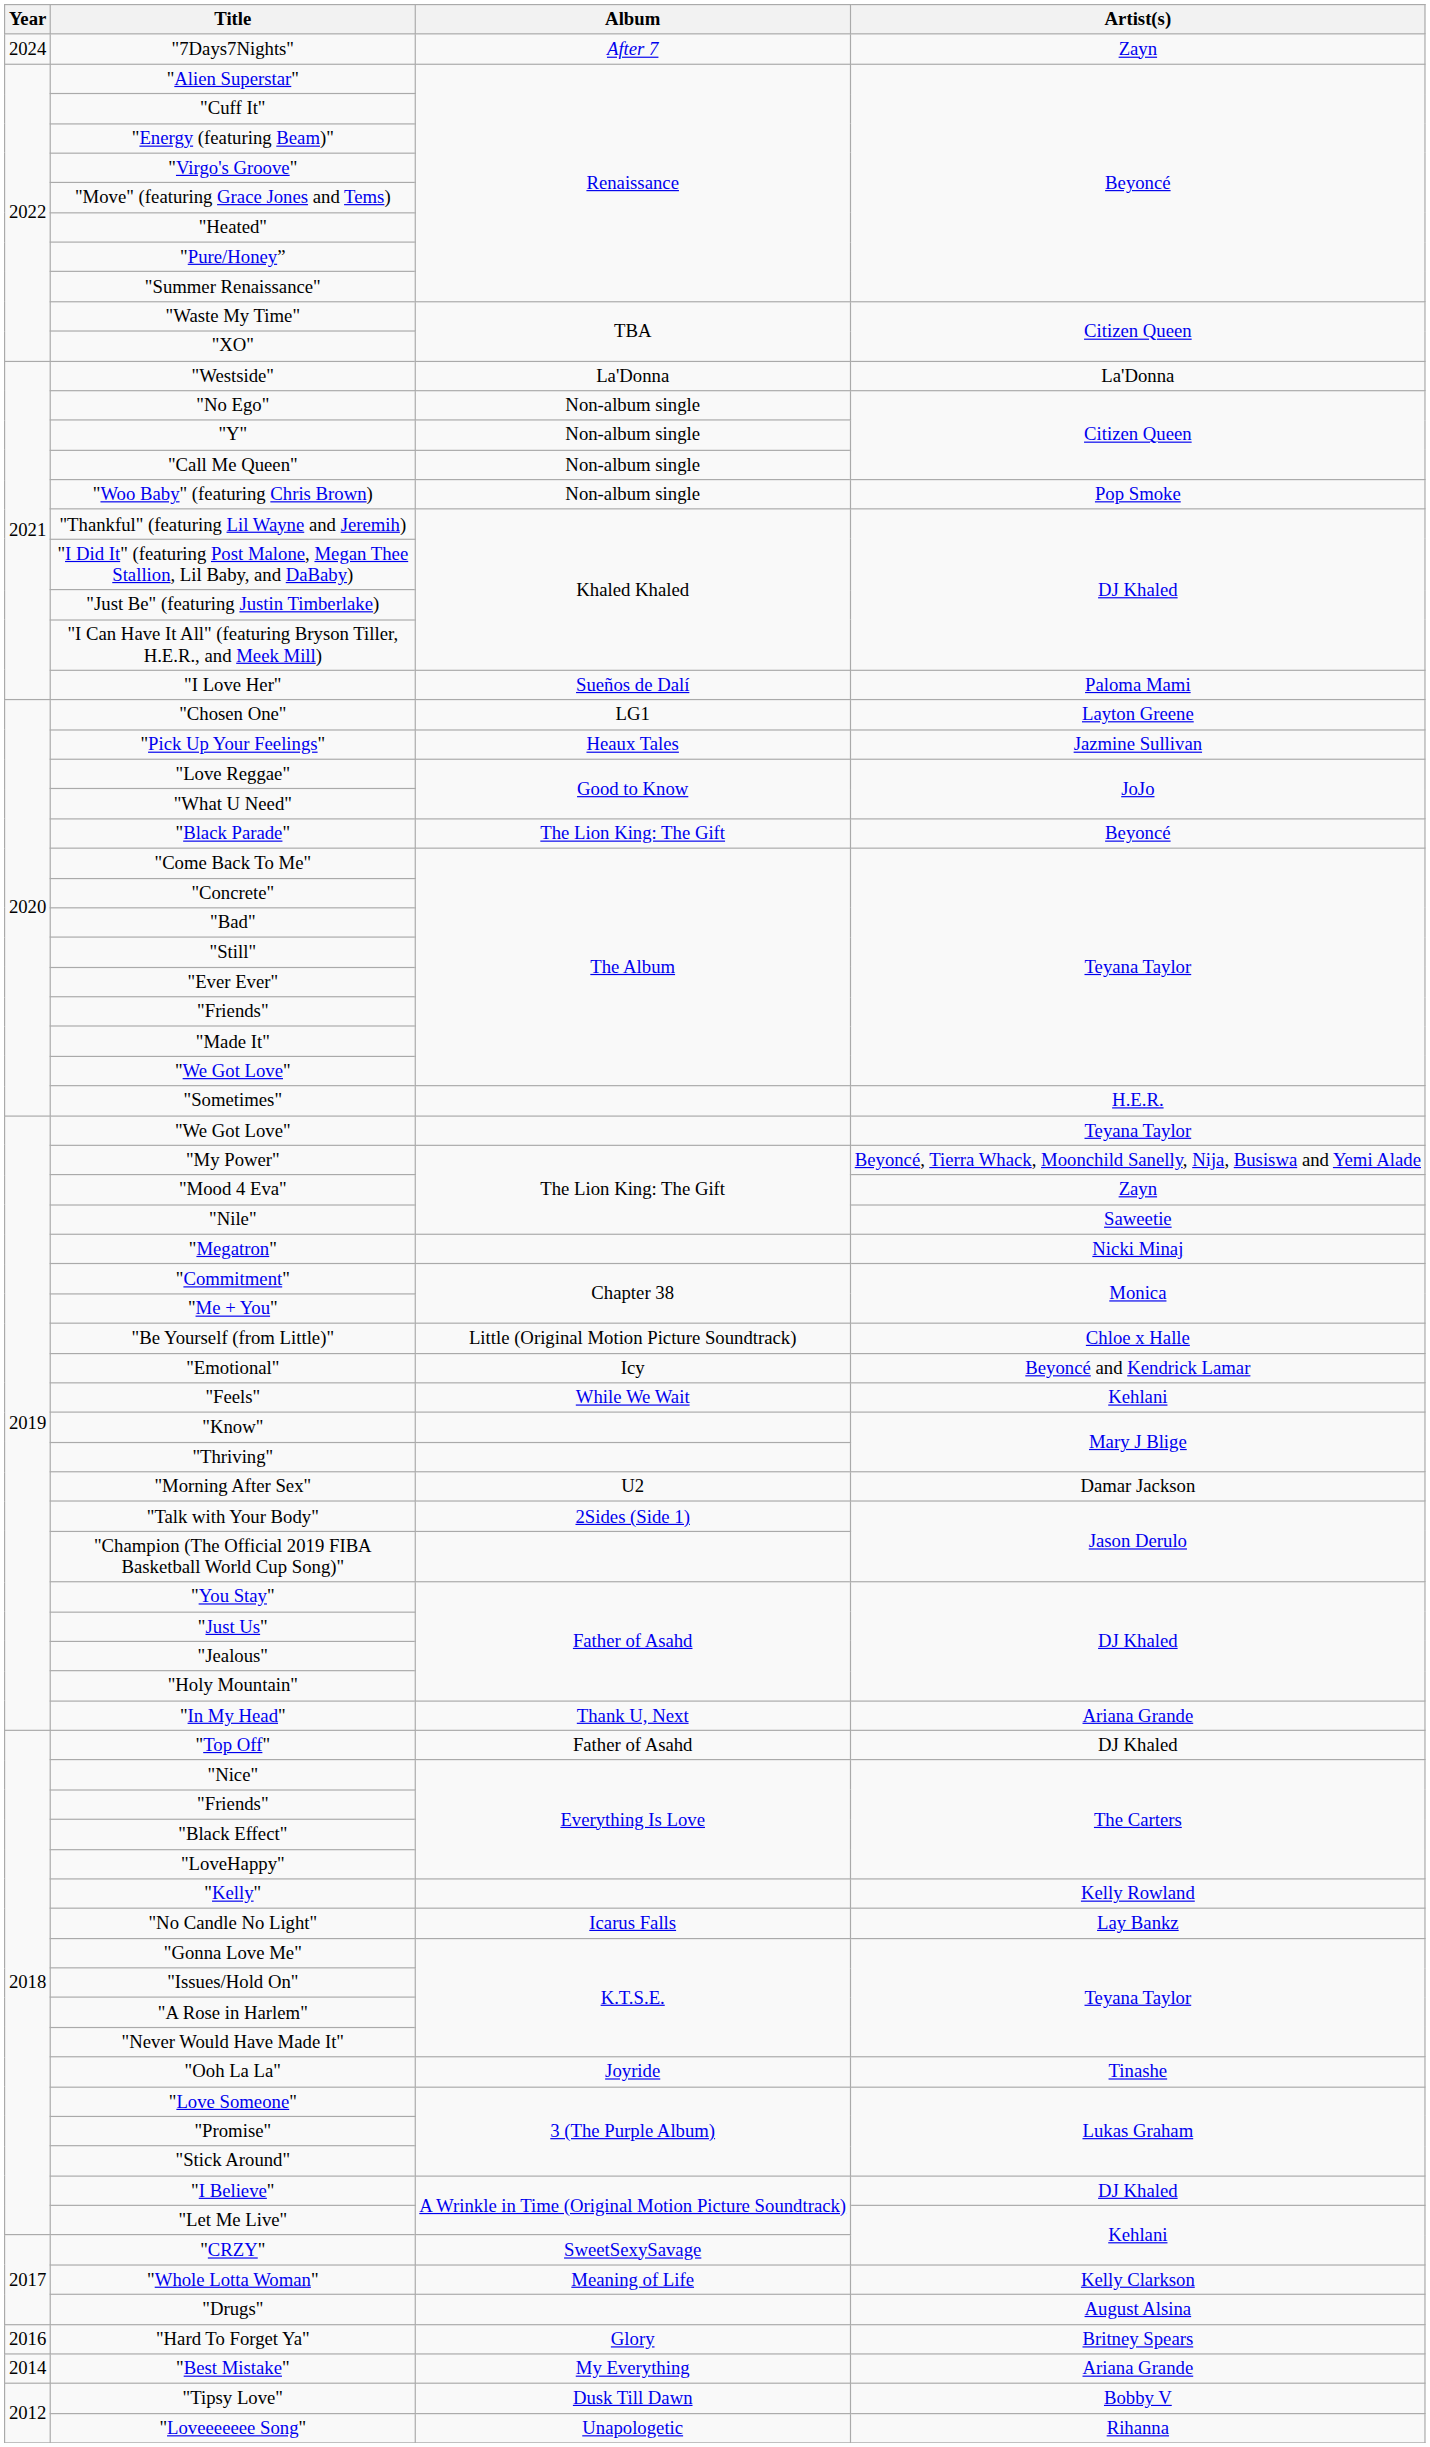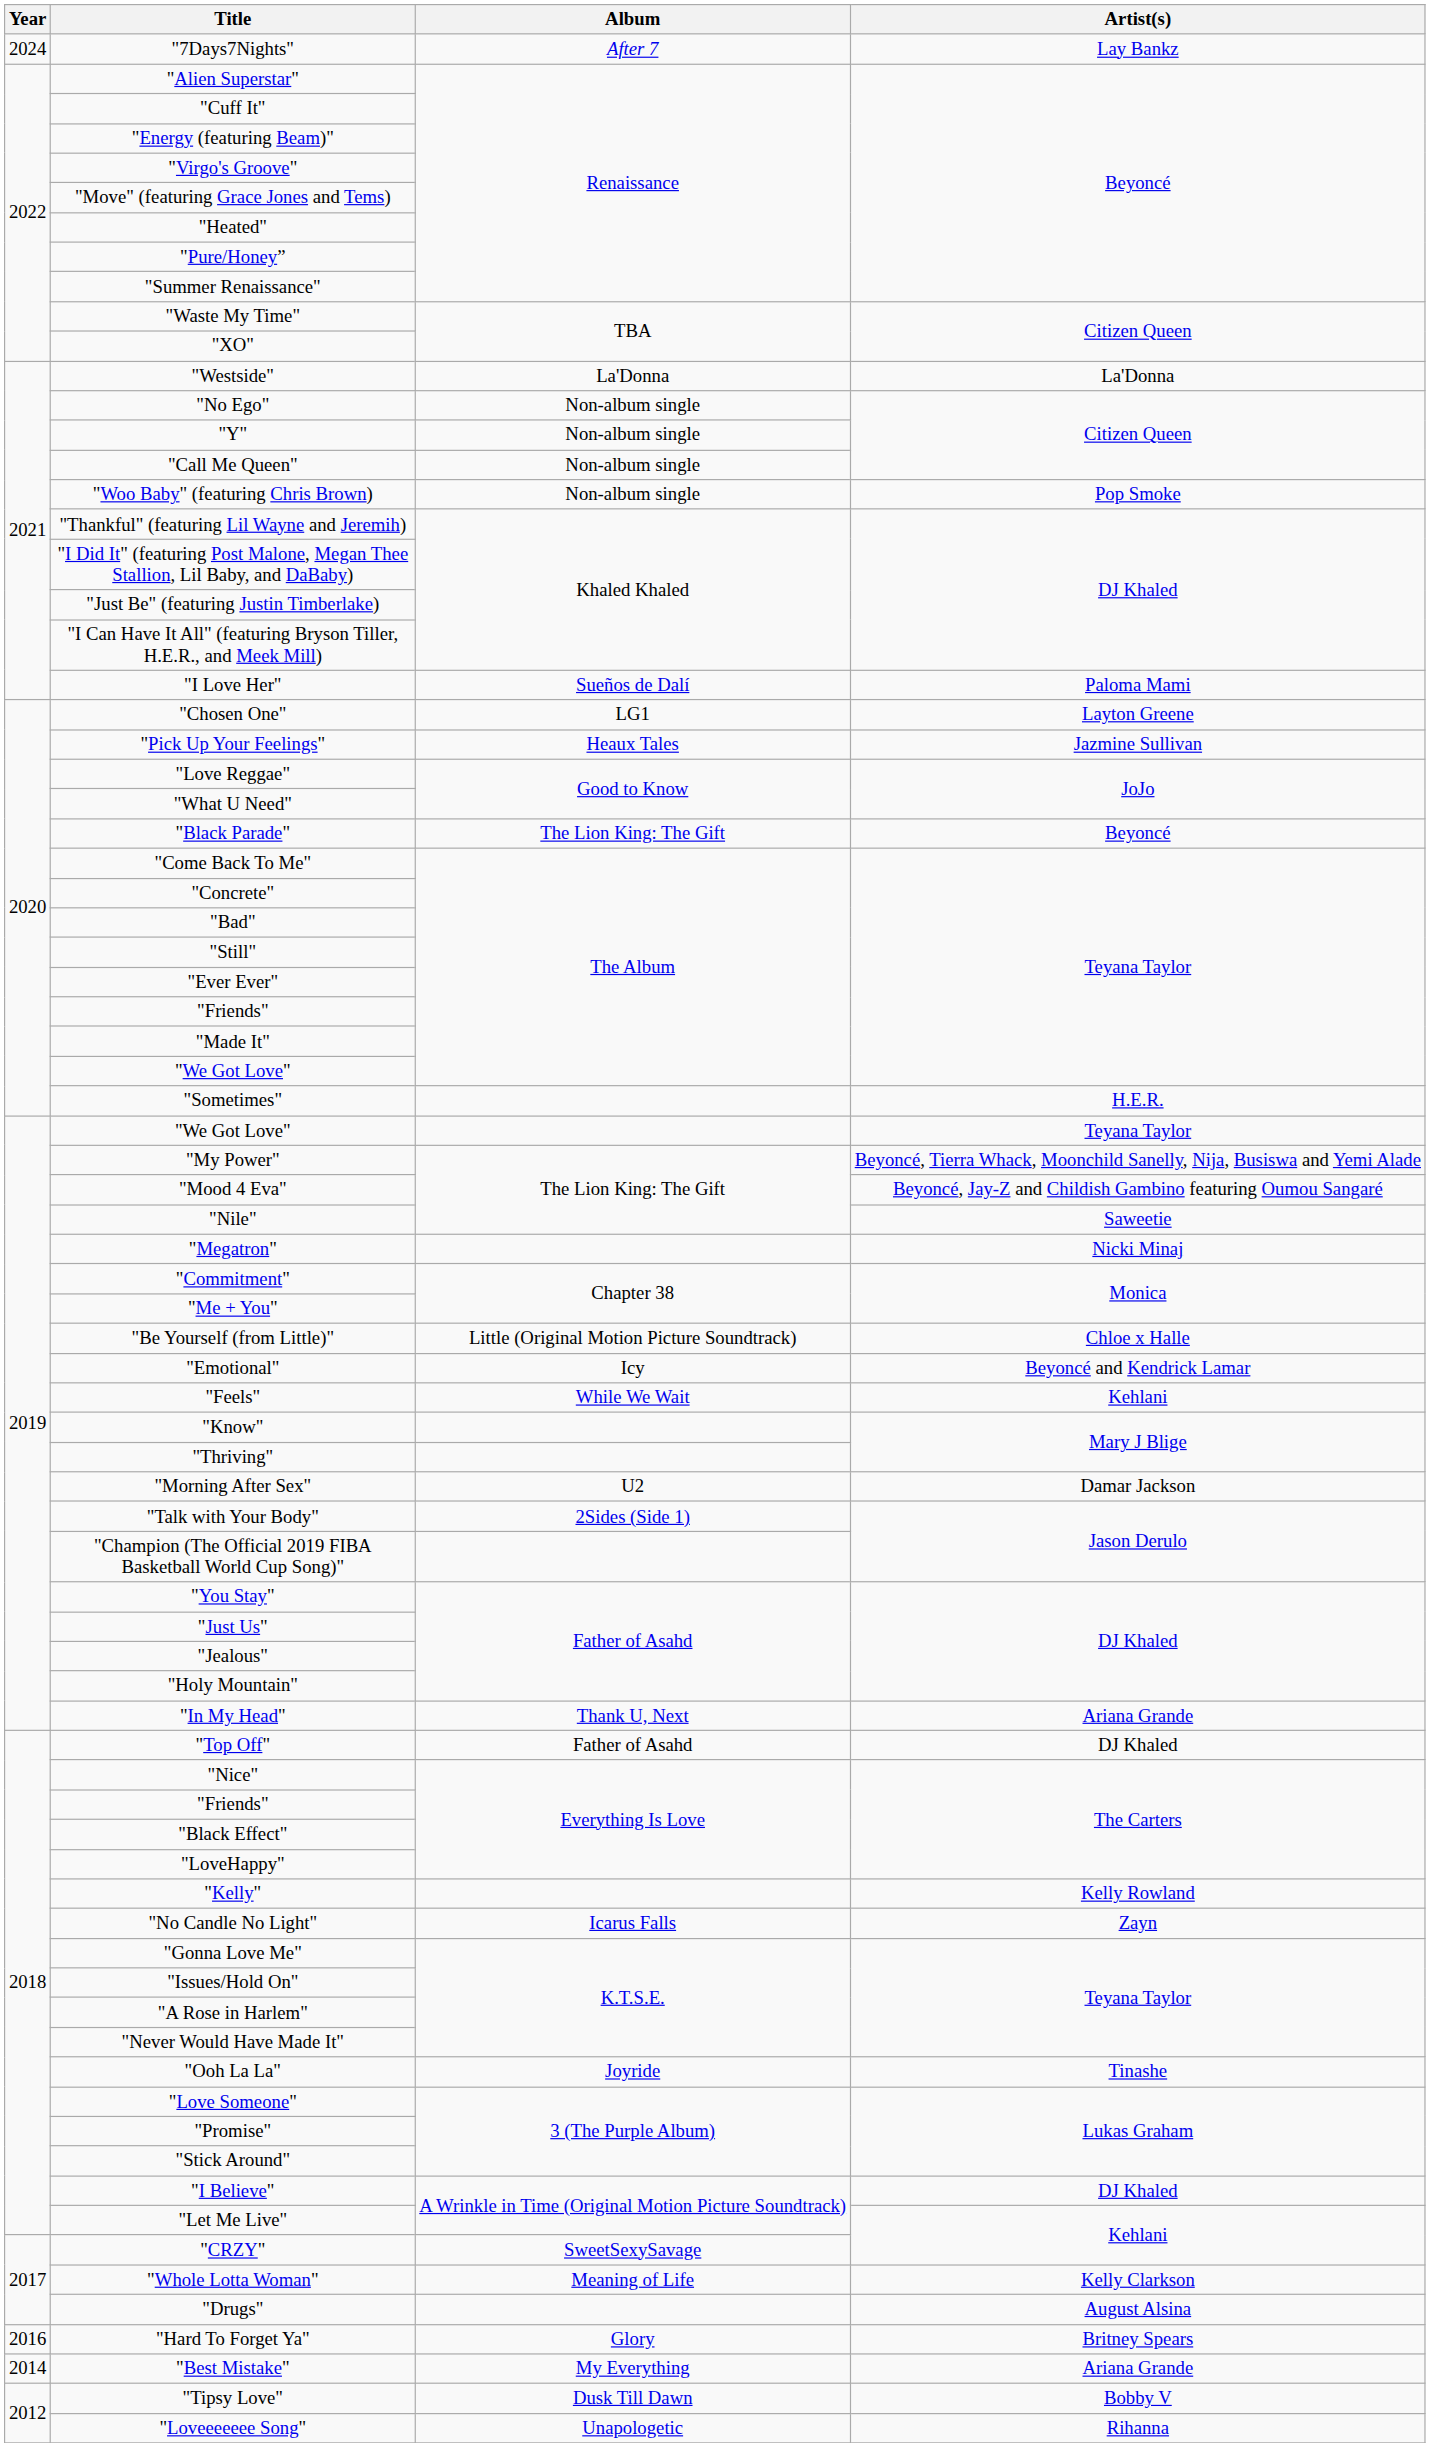(1138, 49) Zayn -> (1138, 49) Lay Bankz
(1138, 1189) Zayn -> (1138, 1189) Beyoncé, Jay-Z and Childish Gambino featuring Oumou Sangaré
(1138, 1923) Lay Bankz -> (1138, 1923) Zayn
